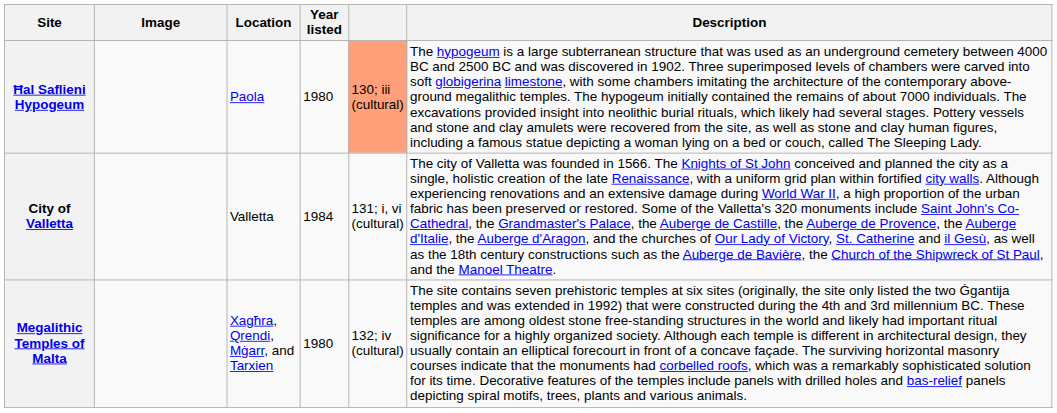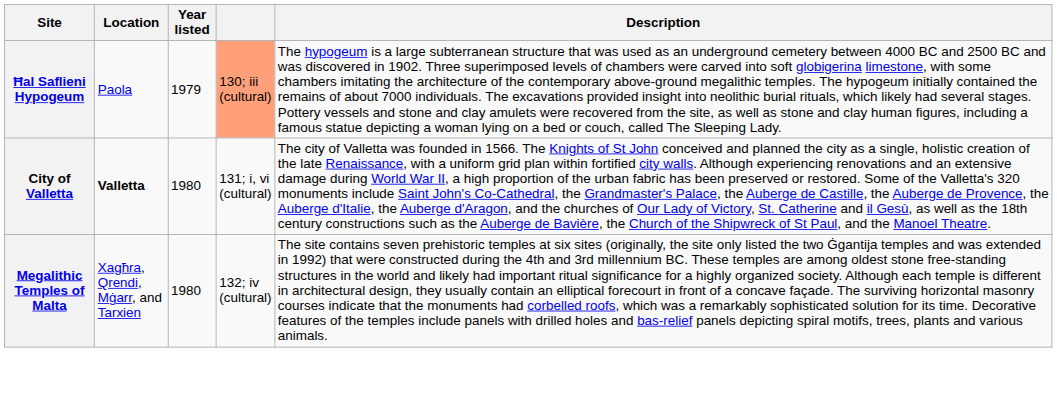- column: (161, 22)
(318, 96) 1980 -> (186, 89) 1979
(252, 216) normal -> (121, 186) bold
(318, 216) 1984 -> (186, 186) 1980
